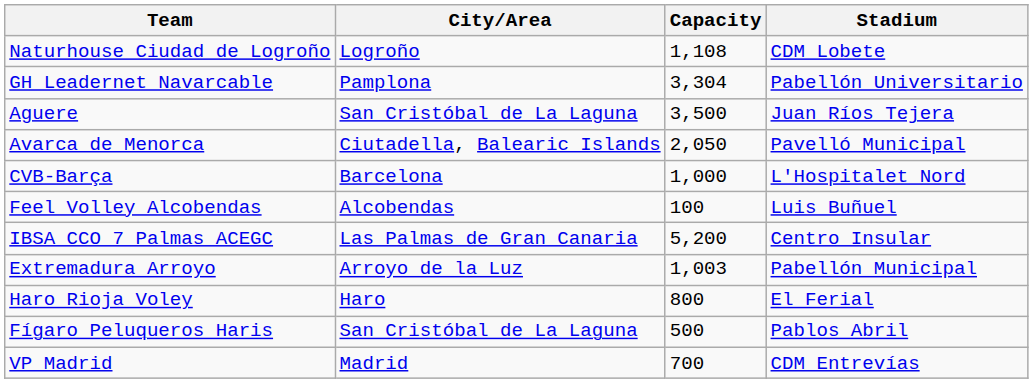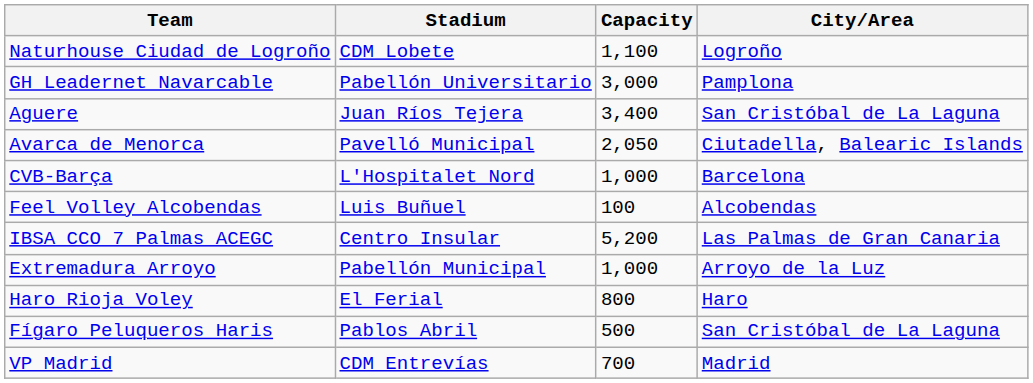columns swapped: (897, 20) <-> (500, 20)
(698, 51) 1,108 -> (630, 51) 1,100
(698, 83) 3,304 -> (630, 83) 3,000
(698, 114) 3,500 -> (630, 114) 3,400
(698, 269) 1,003 -> (630, 269) 1,000
